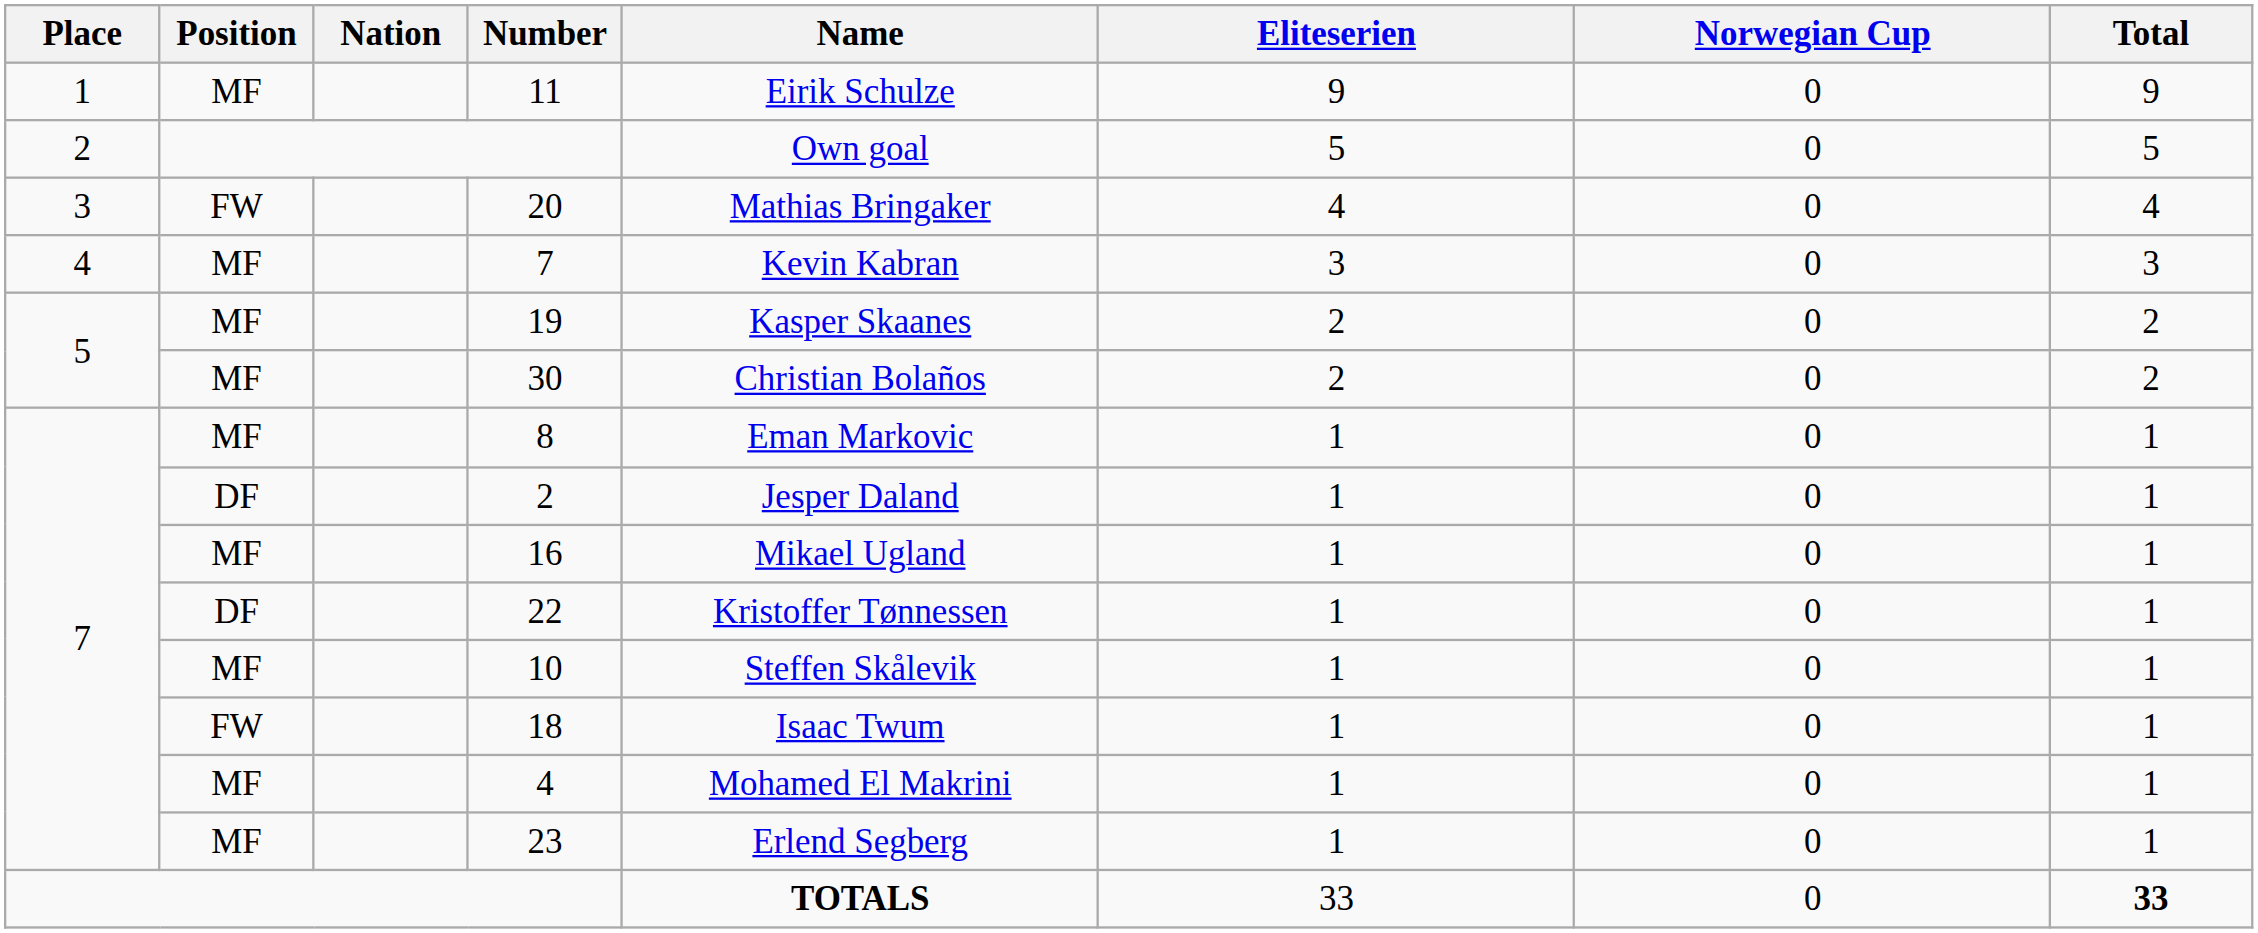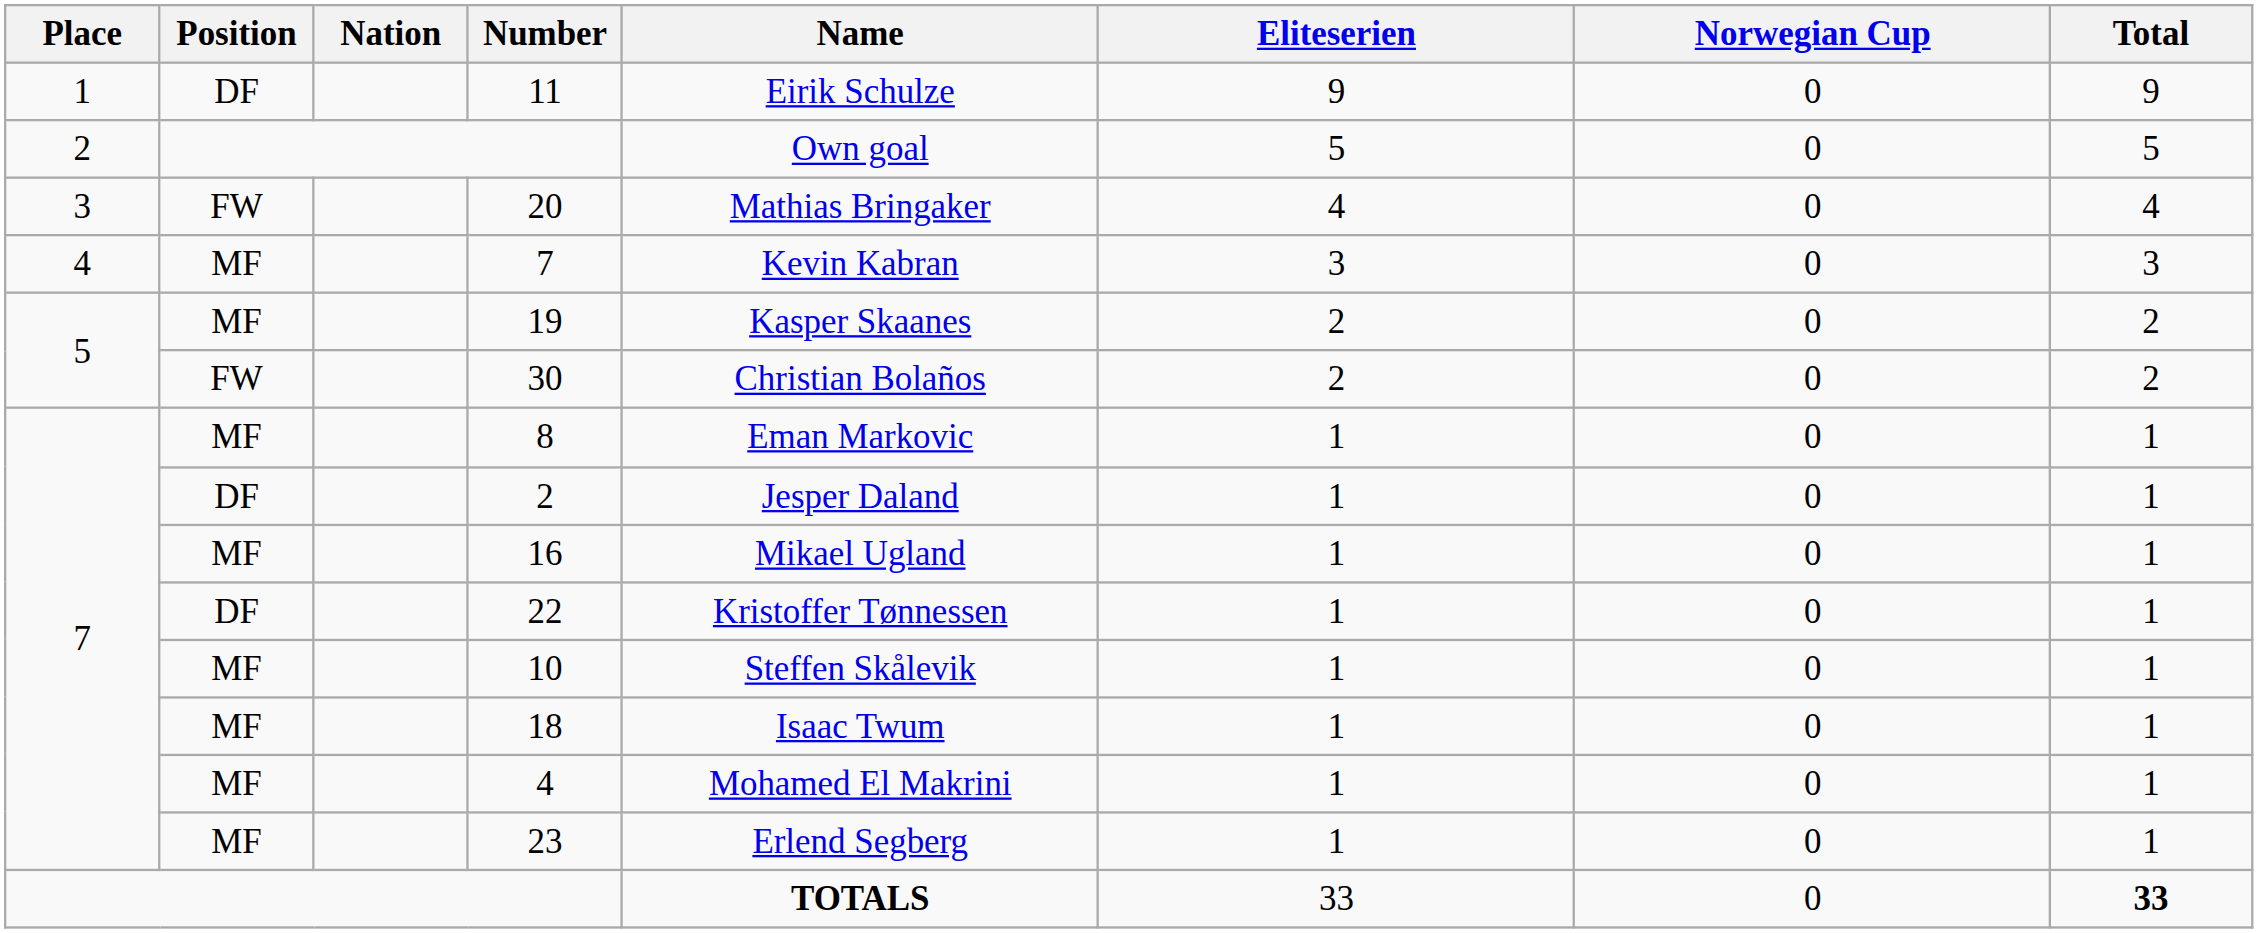(236, 91) MF -> (236, 91) DF
(236, 379) MF -> (237, 379) FW
(237, 725) FW -> (236, 725) MF
